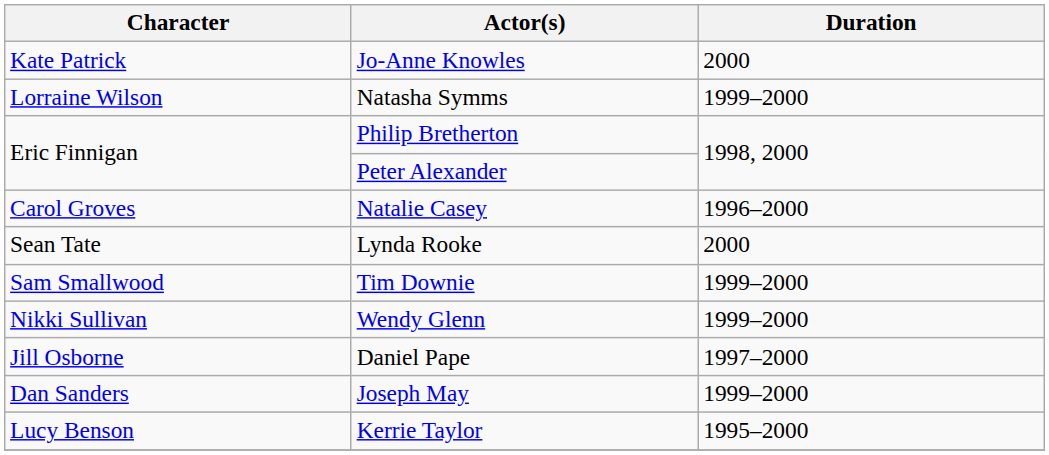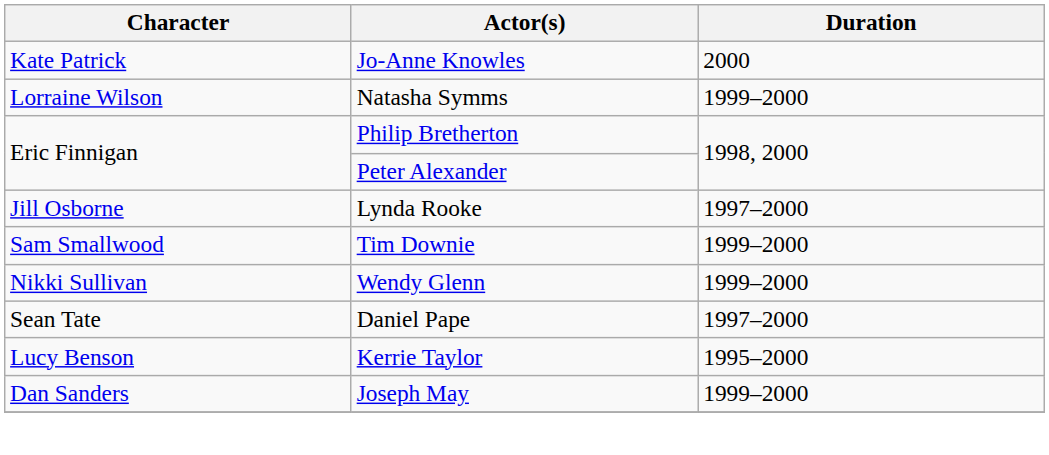- row: (422, 208)
(55, 245) Sean Tate -> (67, 208) Jill Osborne
(727, 245) 2000 -> (756, 208) 1997–2000
(67, 356) Jill Osborne -> (55, 319) Sean Tate
rows swapped: (413, 393) <-> (420, 430)
